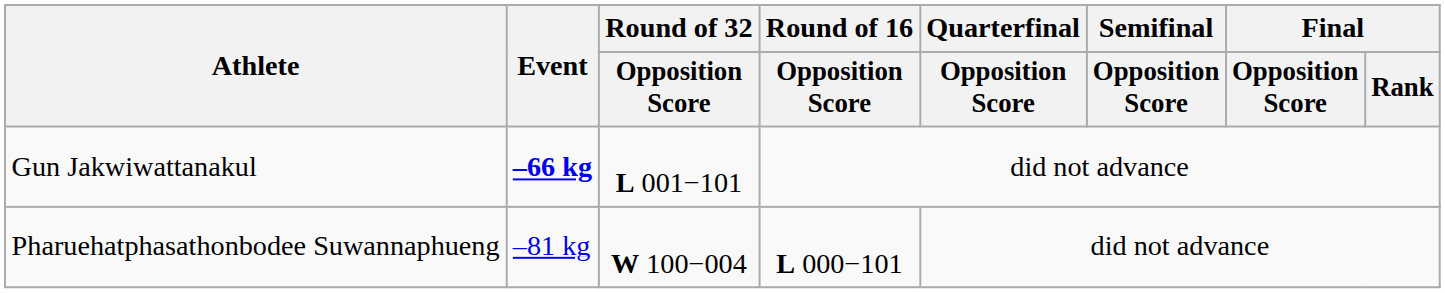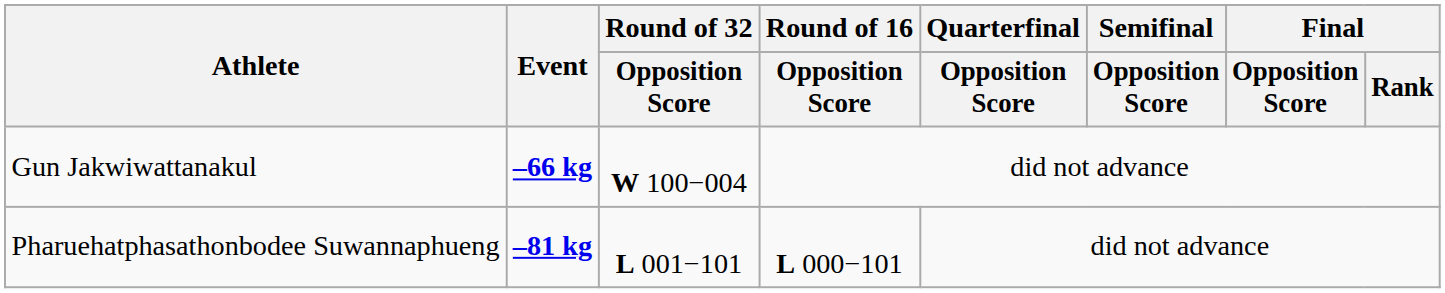(679, 183) L 001−101 -> (679, 183) W 100−004
(552, 246) normal -> (552, 246) bold
(679, 263) W 100−004 -> (679, 263) L 001−101
